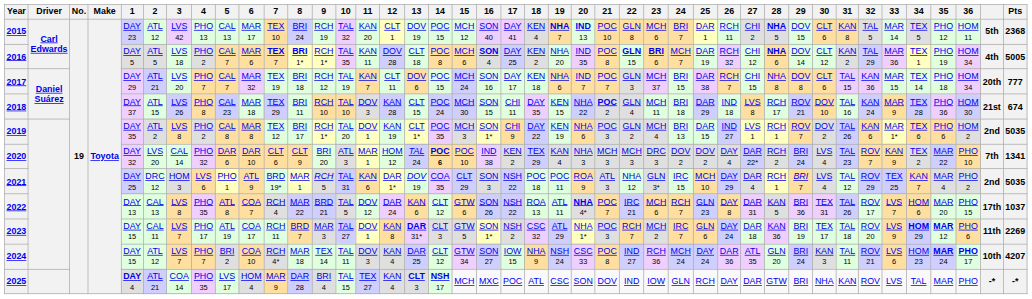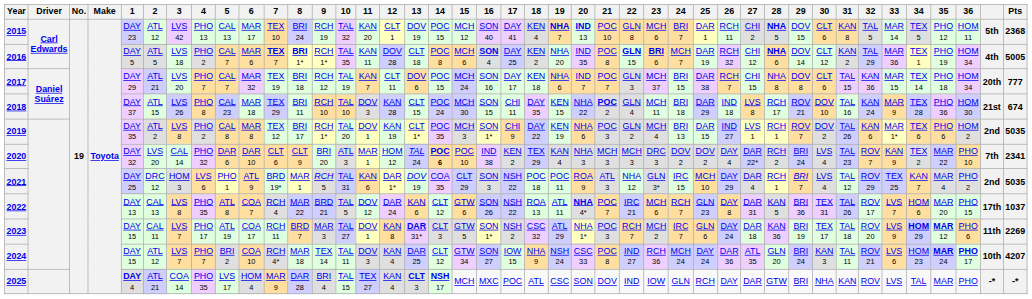(1015, 156) 1341 -> (1015, 156) 2341
